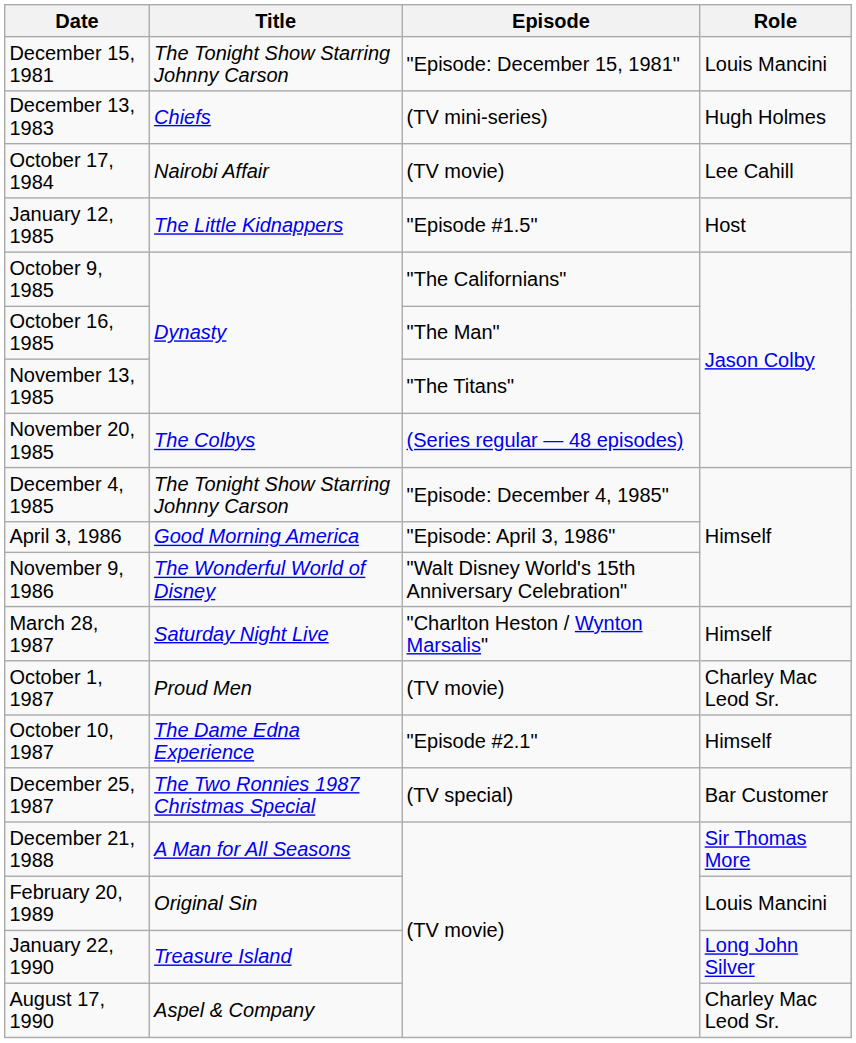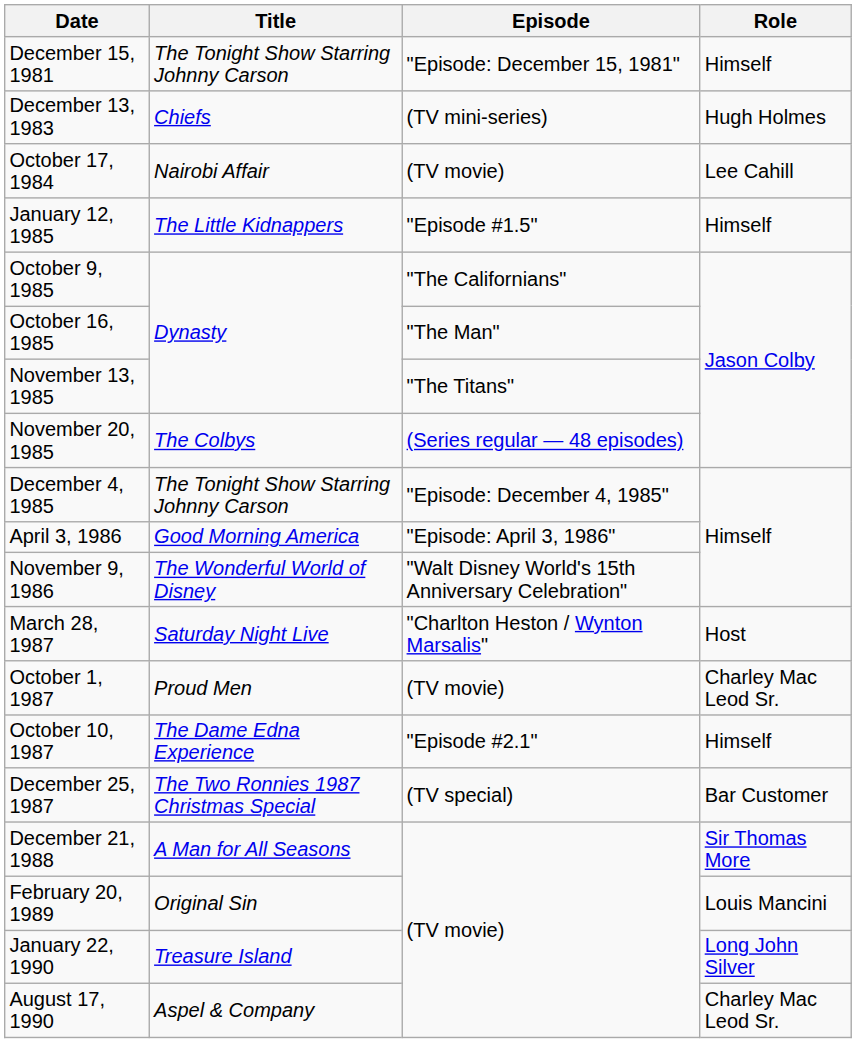(766, 64) Louis Mancini -> (738, 64) Himself
(725, 225) Host -> (738, 225) Himself
(738, 634) Himself -> (725, 634) Host
